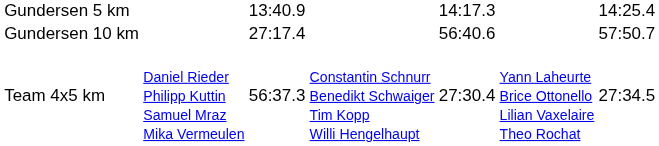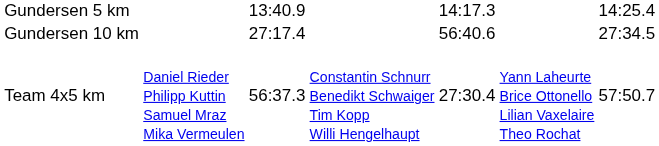(627, 34) 57:50.7 -> (627, 34) 27:34.5
(627, 95) 27:34.5 -> (627, 95) 57:50.7
